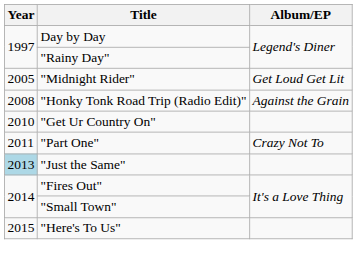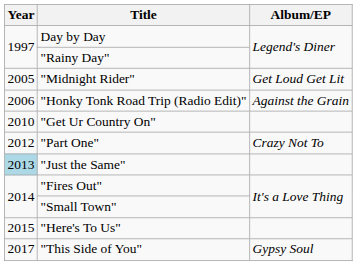(21, 100) 2008 -> (21, 100) 2006
(21, 143) 2011 -> (21, 143) 2012
+ row: (91, 249)
